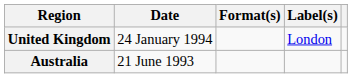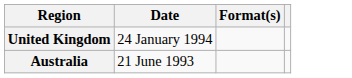- column: (312, 15)
